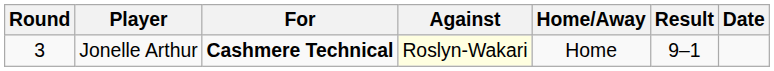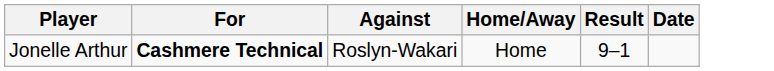- column: (40, 19)
(465, 50) lightyellow background -> (395, 50) no background
